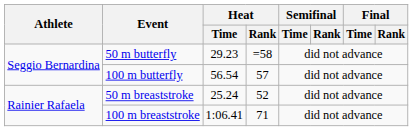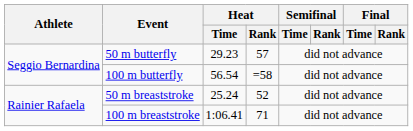(262, 54) =58 -> (262, 54) 57
(262, 75) 57 -> (262, 75) =58
